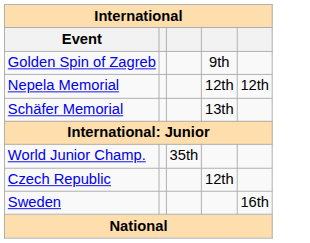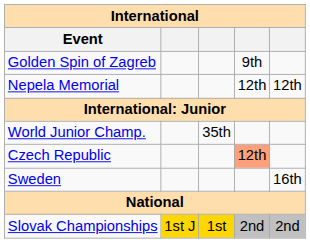- row: (66, 109)
(219, 179) no background -> (252, 156) lightsalmon background
+ row: (83, 226)
